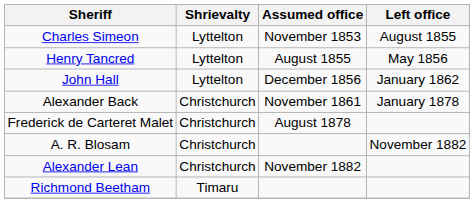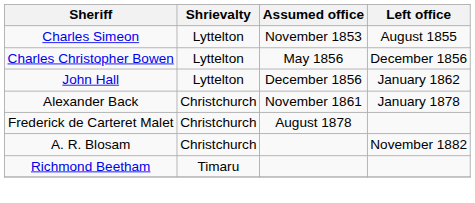- row: (90, 58)
+ row: (91, 58)
- row: (90, 166)
